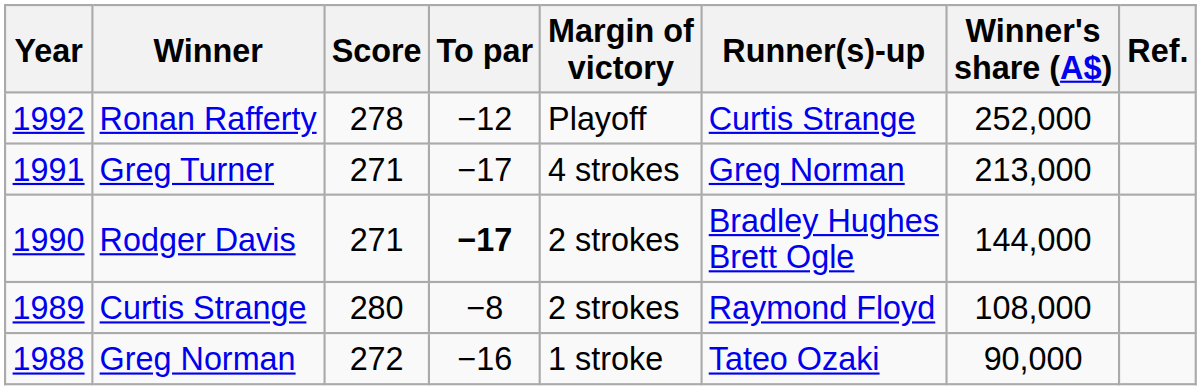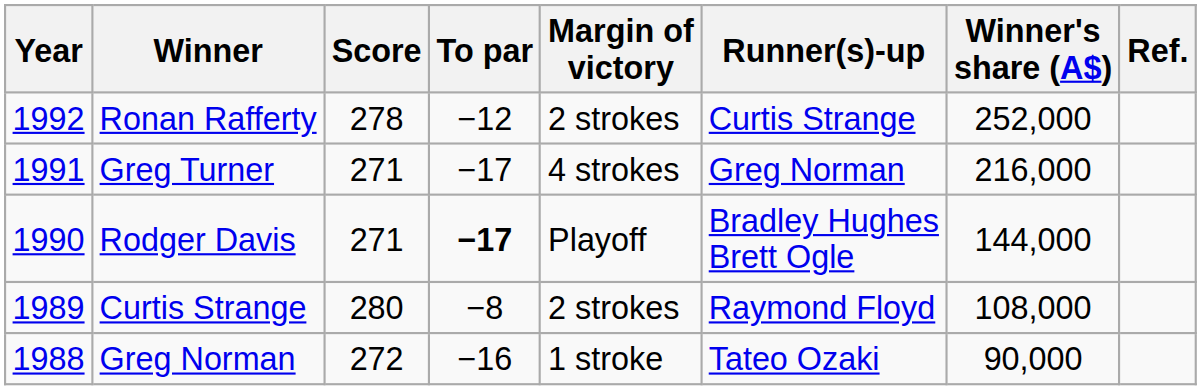(597, 118) Playoff -> (614, 118) 2 strokes
(1033, 170) 213,000 -> (1033, 170) 216,000
(614, 239) 2 strokes -> (597, 239) Playoff
